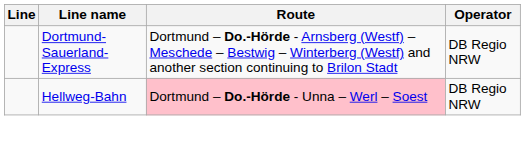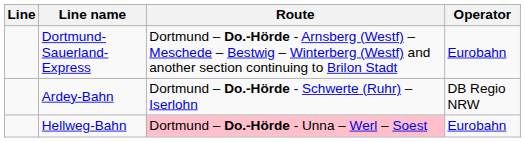(478, 52) DB Regio NRW -> (477, 52) Eurobahn
+ row: (78, 96)
(478, 96) DB Regio NRW -> (477, 125) Eurobahn
